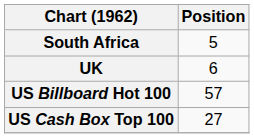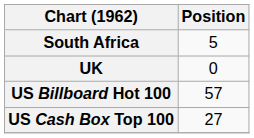(213, 68) 6 -> (213, 68) 0
